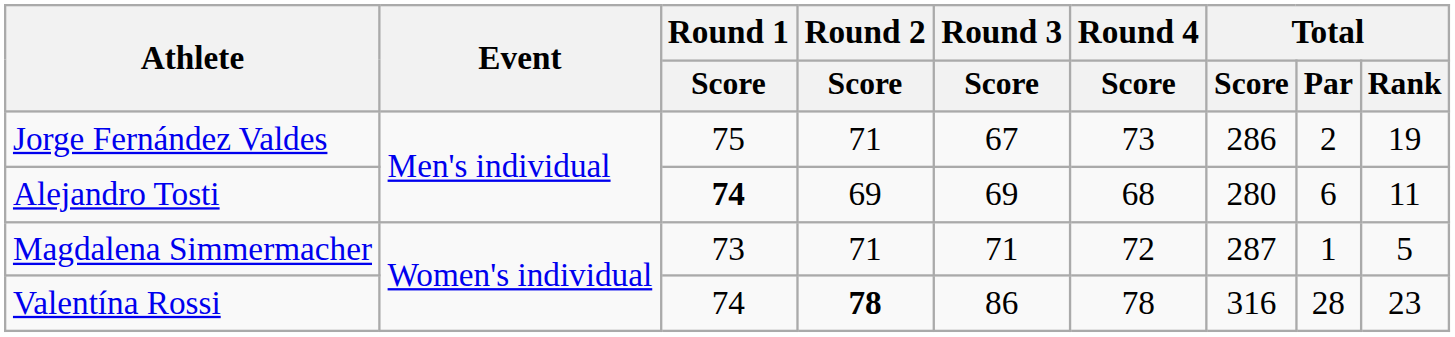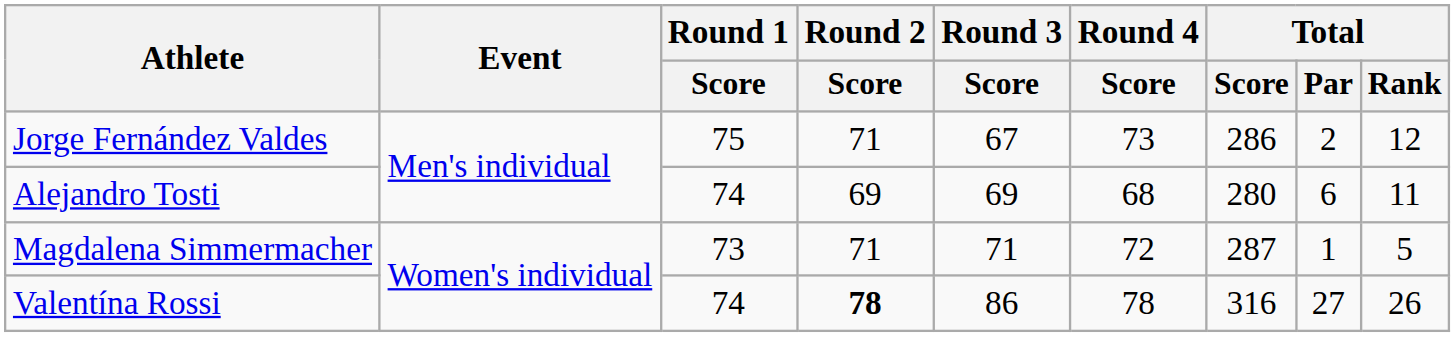(1405, 139) 19 -> (1405, 139) 12
(728, 193) bold -> (728, 193) normal
(1328, 303) 28 -> (1328, 303) 27
(1405, 303) 23 -> (1405, 303) 26
